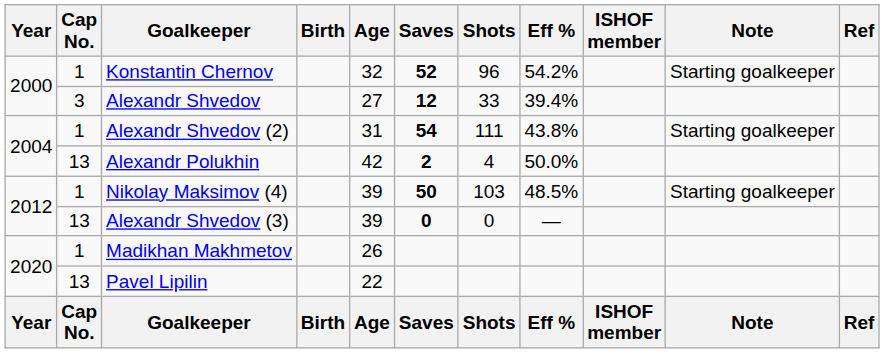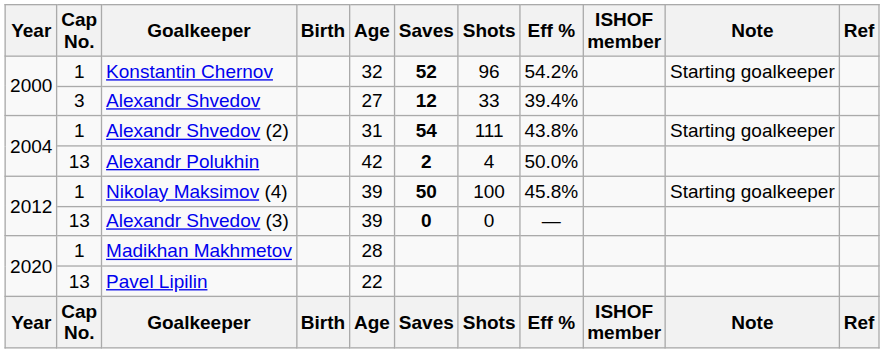(489, 191) 103 -> (489, 191) 100
(551, 191) 48.5% -> (551, 191) 45.8%
(372, 251) 26 -> (372, 251) 28
